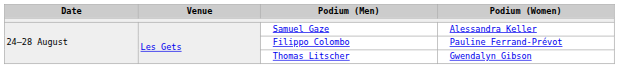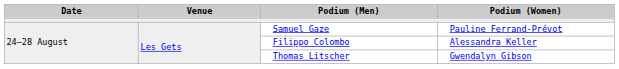(488, 29) Alessandra Keller -> (501, 29) Pauline Ferrand-Prévot
(501, 43) Pauline Ferrand-Prévot -> (488, 43) Alessandra Keller
